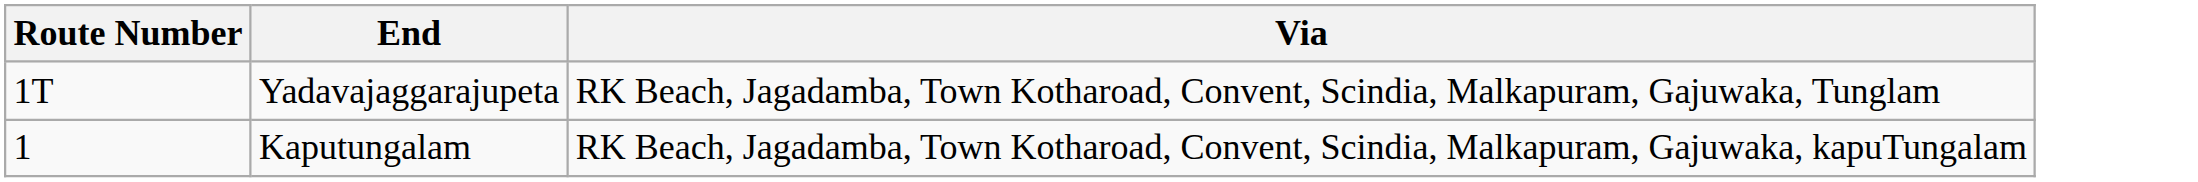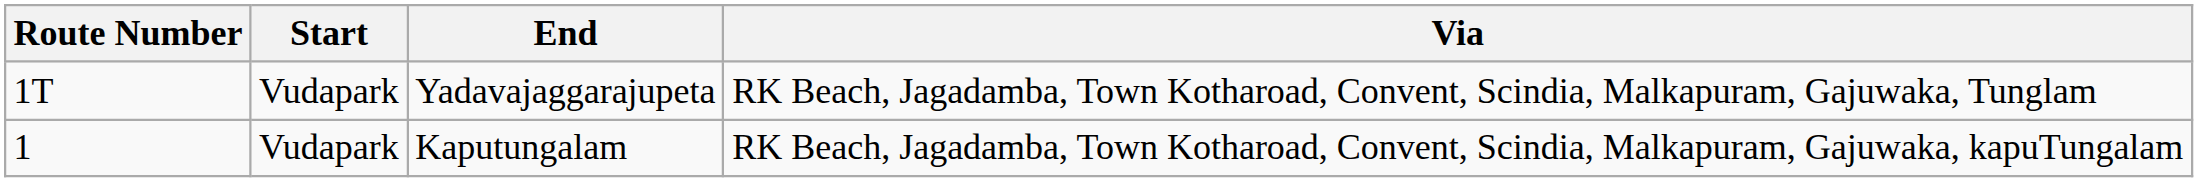+ column: (329, 33)
